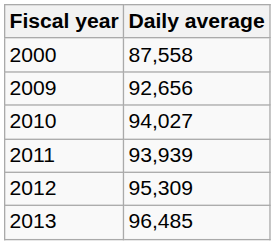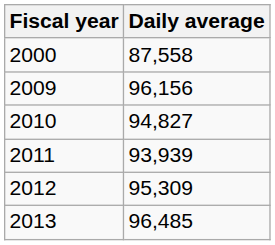(161, 88) 92,656 -> (161, 88) 96,156
(161, 121) 94,027 -> (161, 121) 94,827
